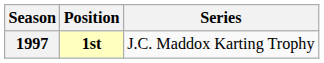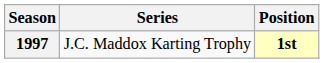columns swapped: (221, 17) <-> (92, 17)
